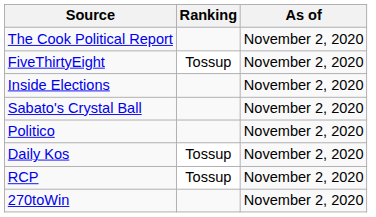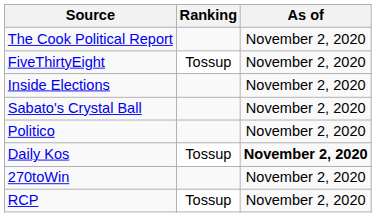(304, 154) normal -> (306, 154) bold
rows swapped: (23, 177) <-> (39, 200)
